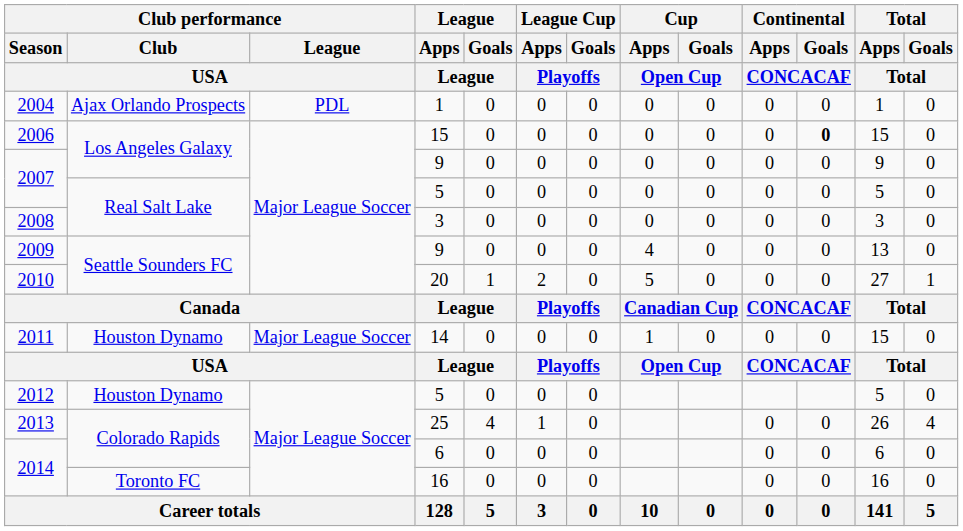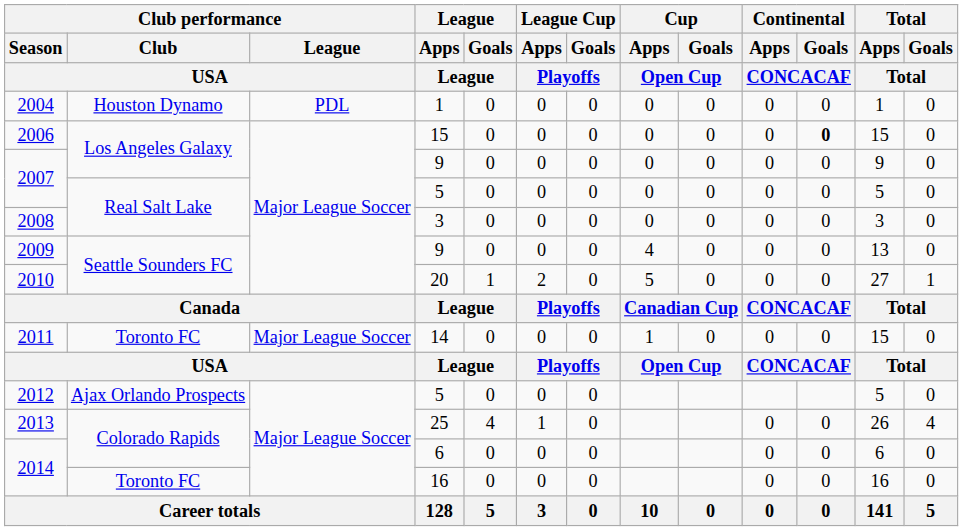(158, 105) Ajax Orlando Prospects -> (158, 105) Houston Dynamo
(158, 337) Houston Dynamo -> (158, 337) Toronto FC
(158, 395) Houston Dynamo -> (158, 395) Ajax Orlando Prospects
